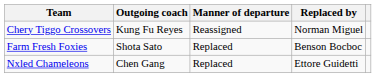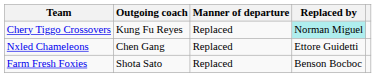(217, 30) Reassigned -> (213, 30) Replaced
(329, 30) no background -> (329, 30) paleturquoise background
rows swapped: (47, 47) <-> (48, 64)
